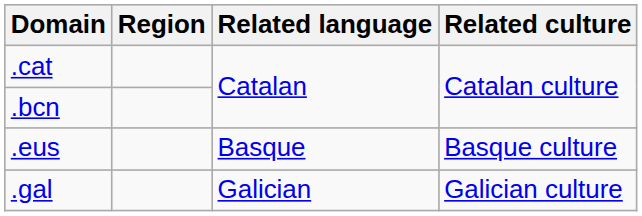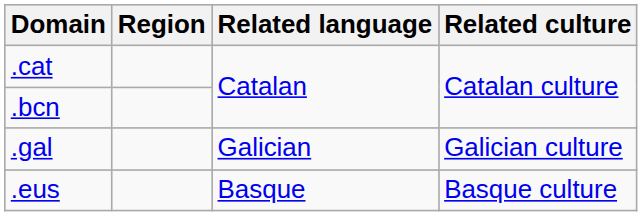rows swapped: (35, 148) <-> (32, 189)
